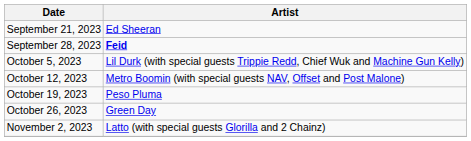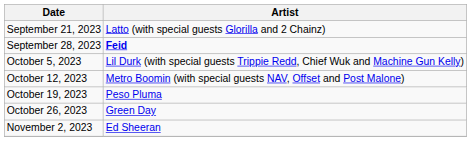(133, 29) Ed Sheeran -> (216, 29) Latto (with special guests Glorilla and 2 Chainz)
(216, 128) Latto (with special guests Glorilla and 2 Chainz) -> (133, 128) Ed Sheeran
